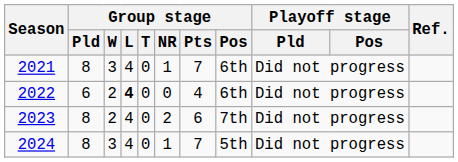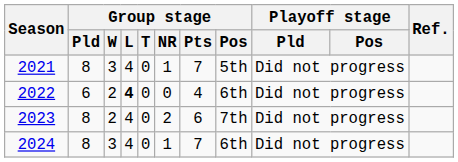(234, 68) 6th -> (234, 68) 5th
(234, 144) 5th -> (234, 144) 6th
